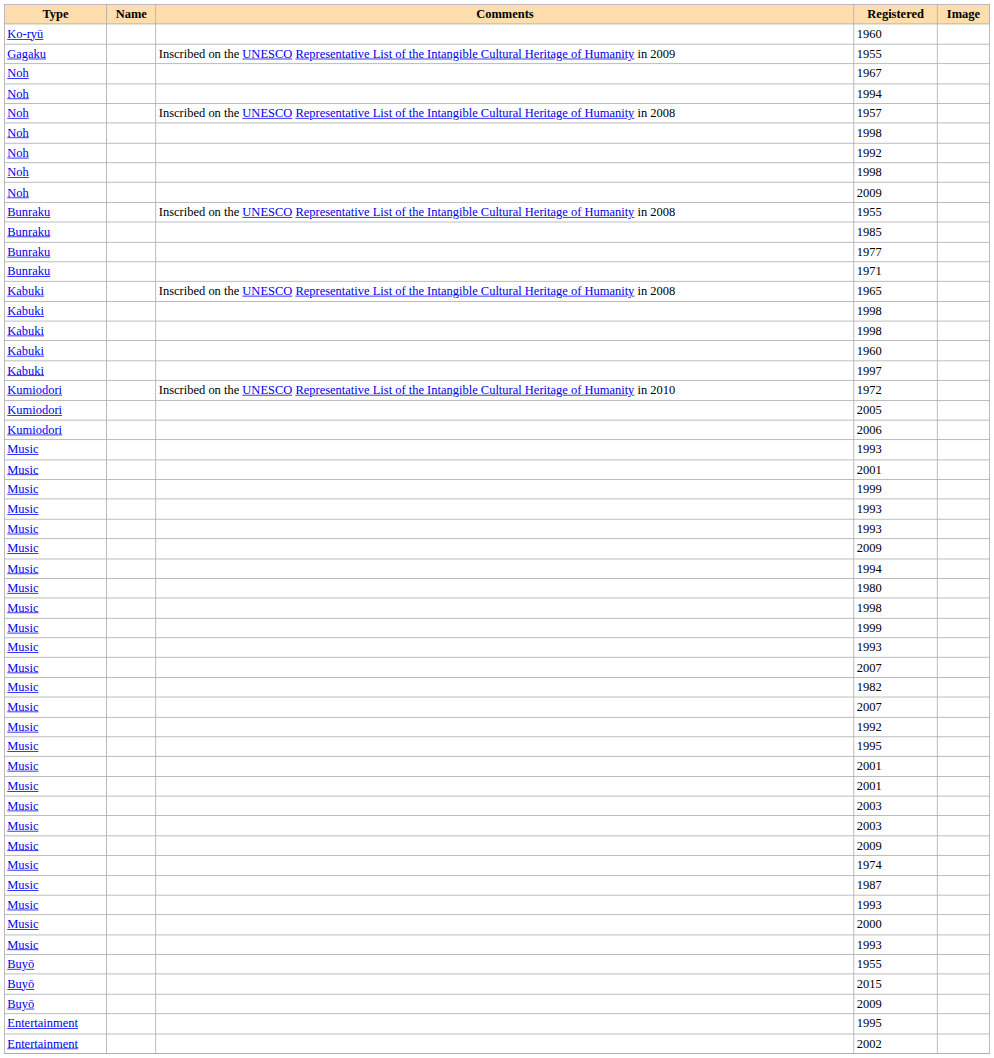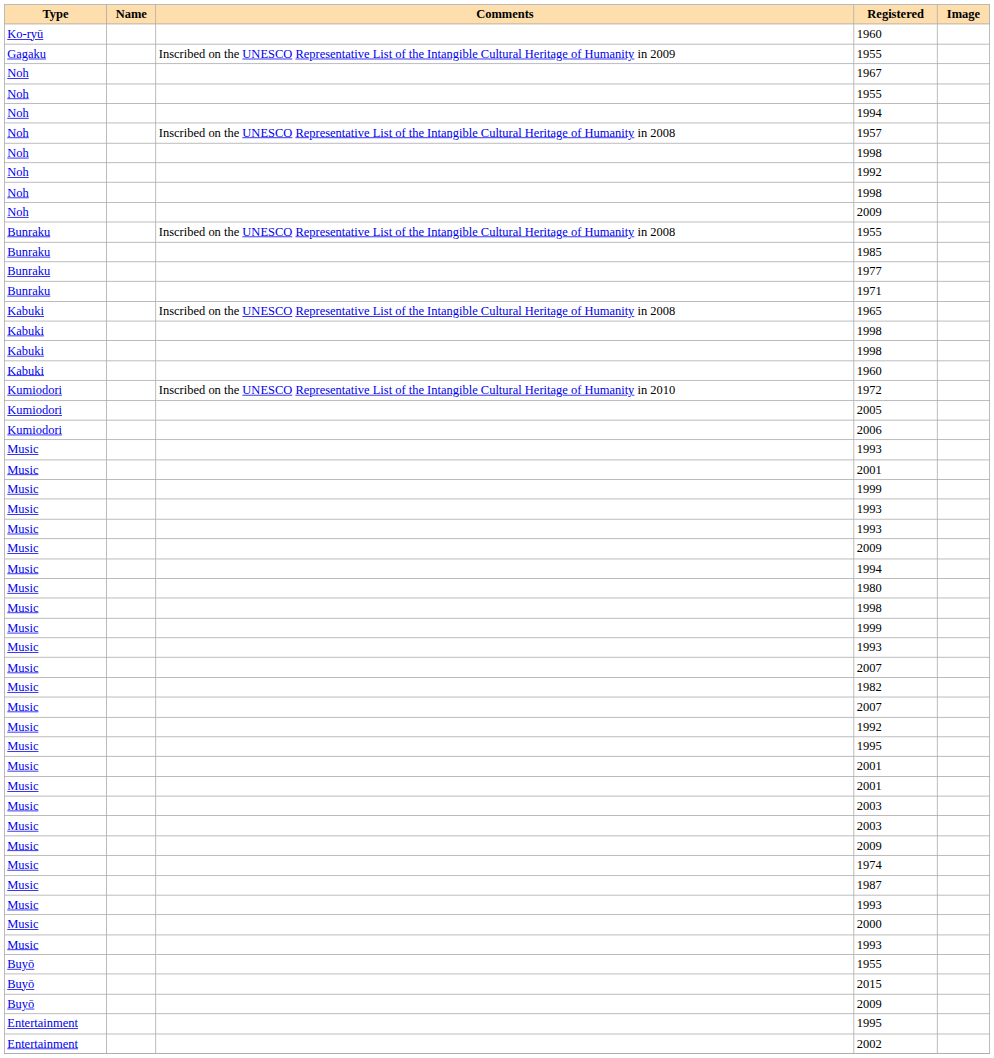+ row: (18, 93)
- row: (26, 370)
